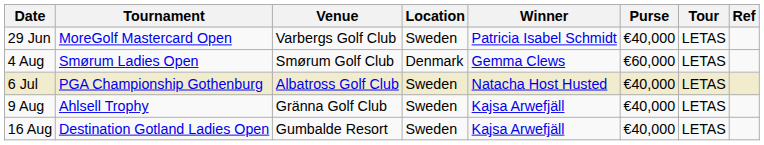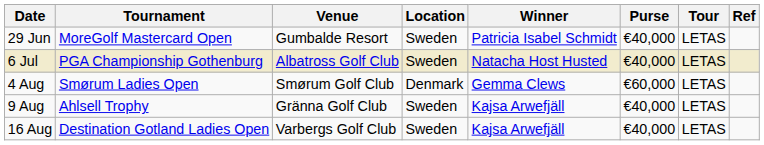(336, 39) Varbergs Golf Club -> (332, 39) Gumbalde Resort
rows swapped: (23, 84) <-> (26, 61)
(332, 129) Gumbalde Resort -> (336, 129) Varbergs Golf Club
